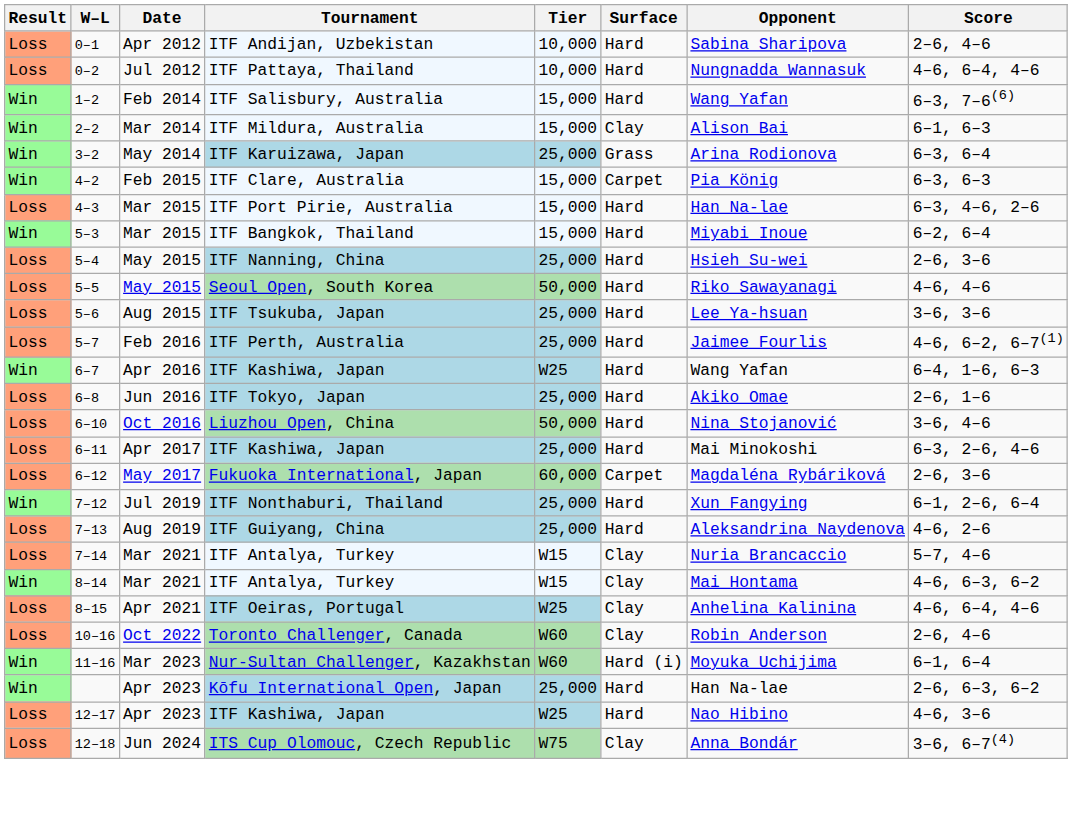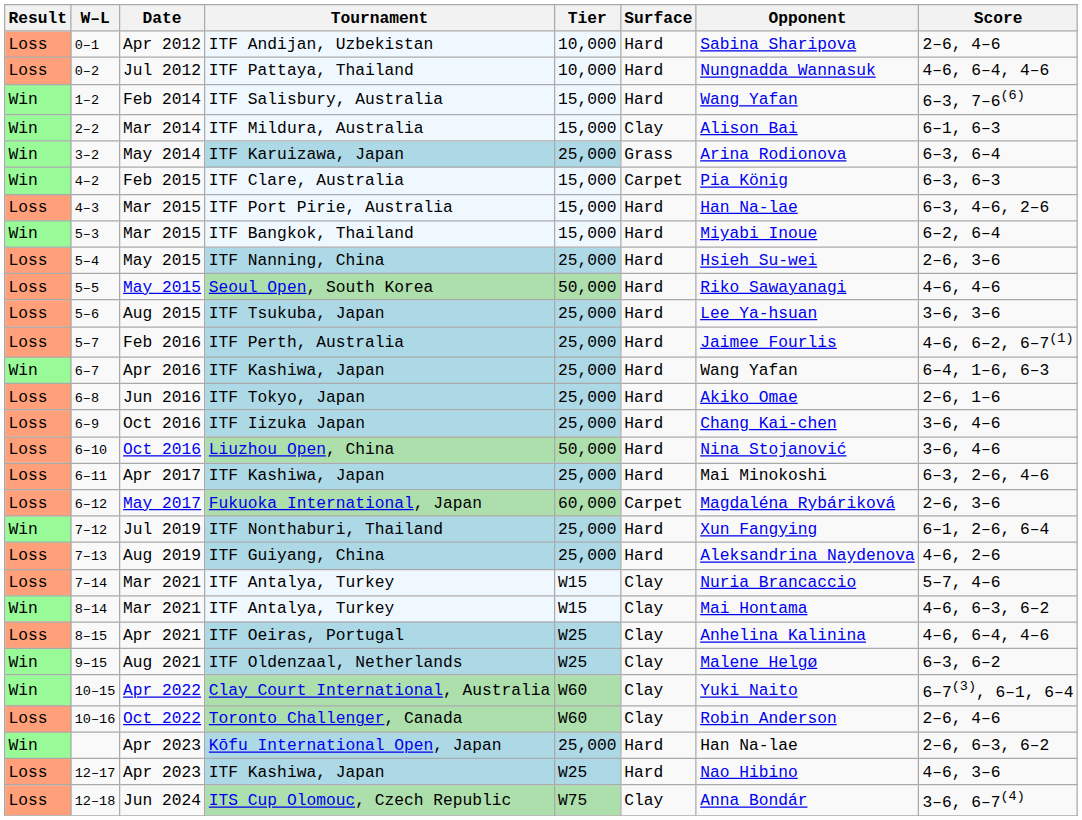(553, 370) W25 -> (587, 370) 25,000
+ row: (87, 424)
+ row: (91, 662)
+ row: (95, 691)
- row: (95, 662)
